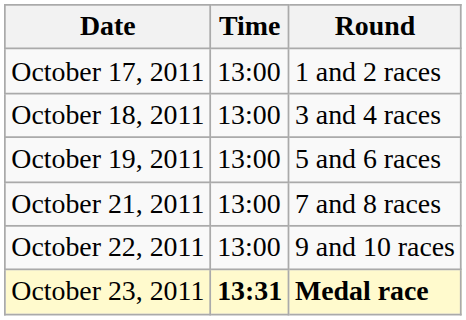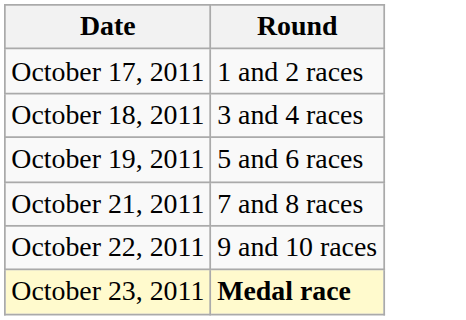- column: (250, 26)
